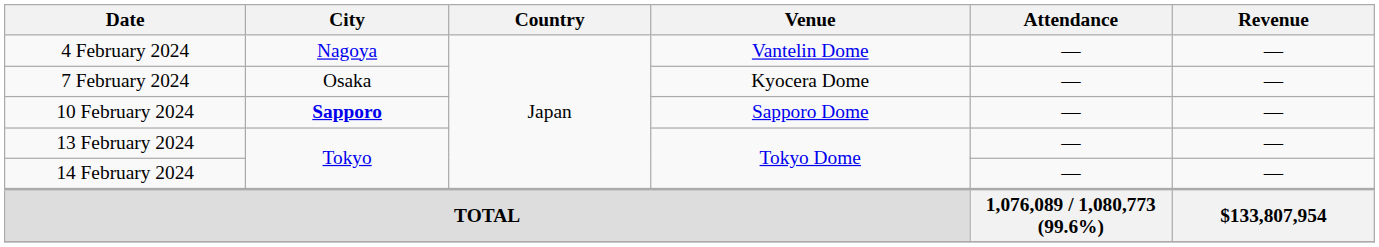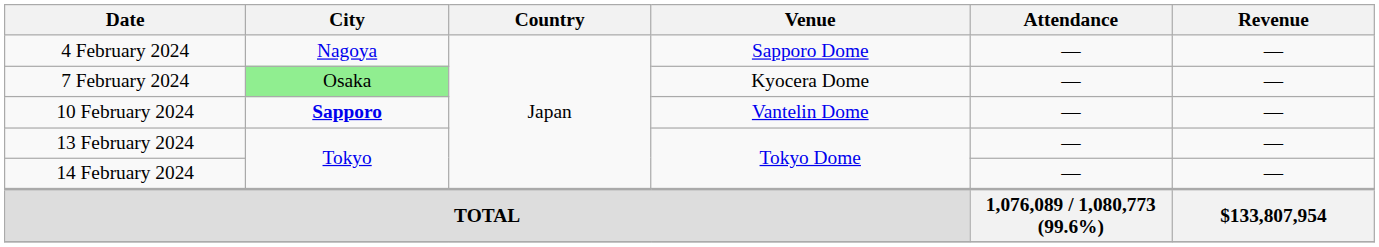(810, 50) Vantelin Dome -> (810, 50) Sapporo Dome
(347, 81) no background -> (347, 81) lightgreen background
(810, 111) Sapporo Dome -> (810, 111) Vantelin Dome
